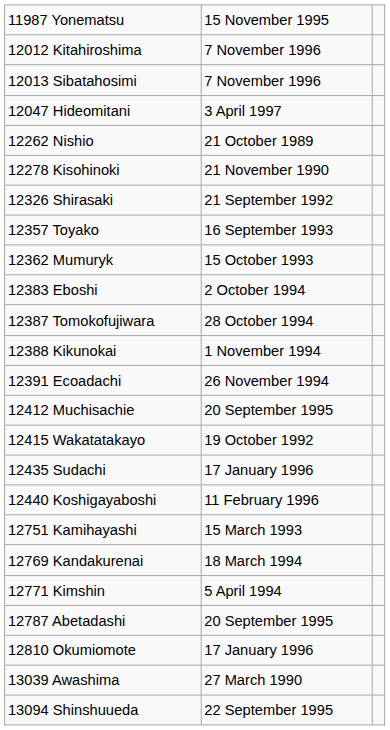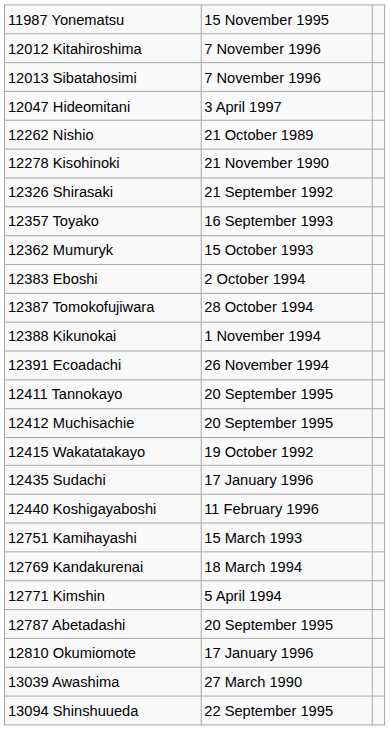+ row: (65, 394)
